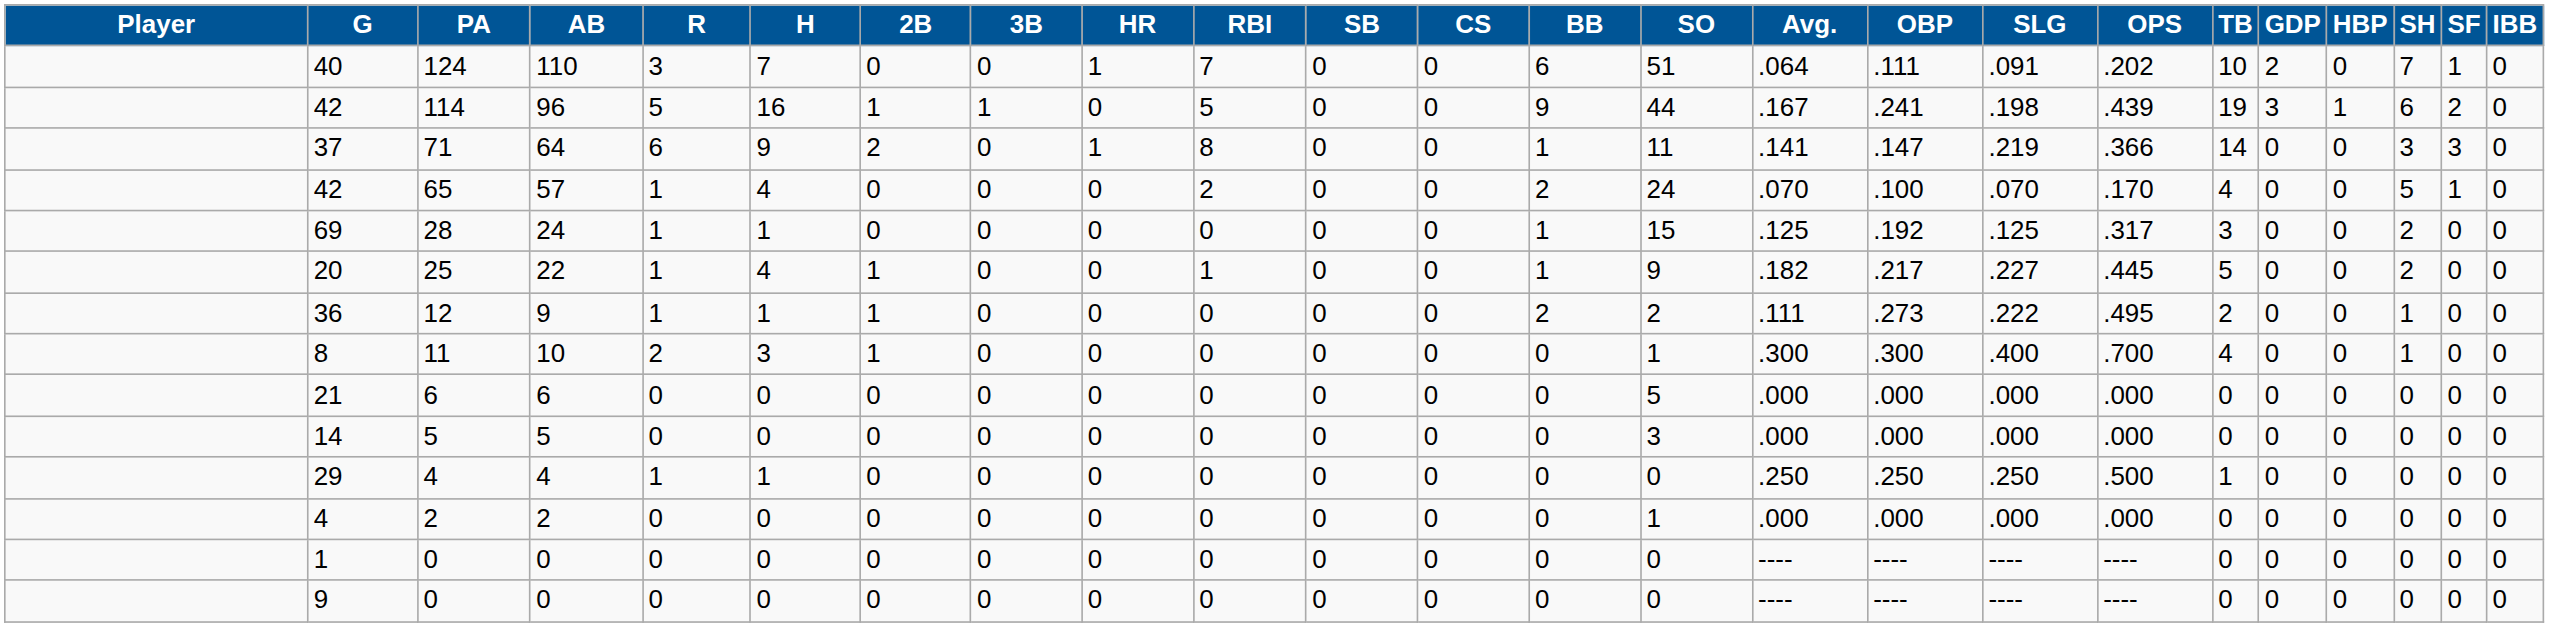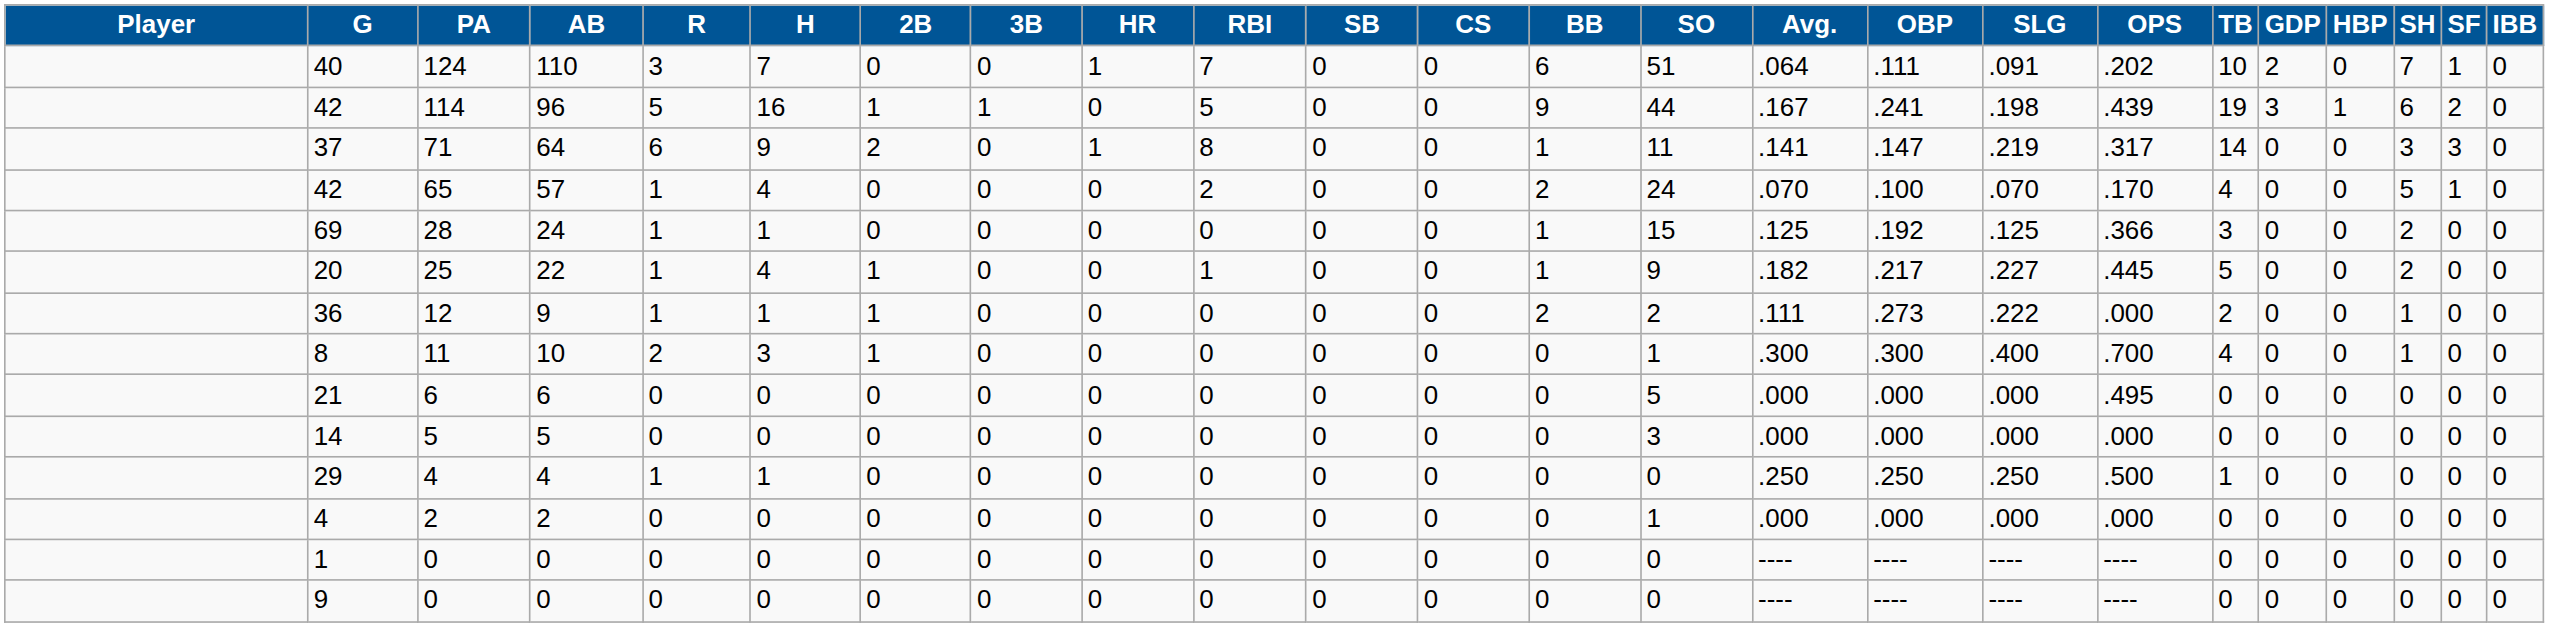(2128, 148) .366 -> (2128, 148) .317
(2128, 230) .317 -> (2128, 230) .366
(2128, 312) .495 -> (2128, 312) .000
(2128, 395) .000 -> (2128, 395) .495
